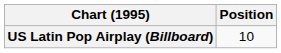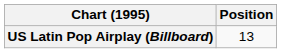(246, 36) 10 -> (246, 36) 13
